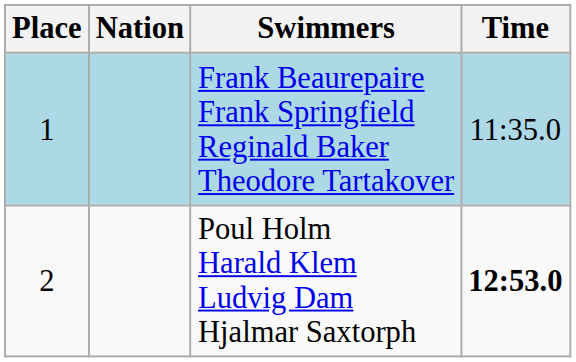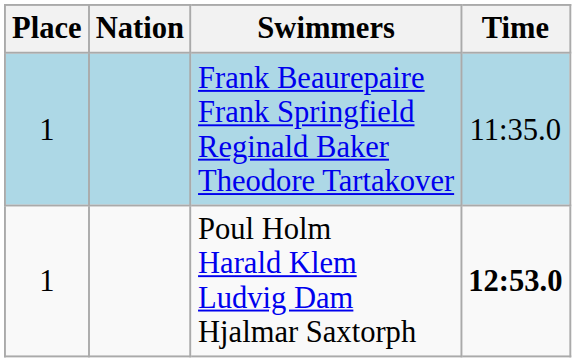(47, 280) 2 -> (47, 280) 1
